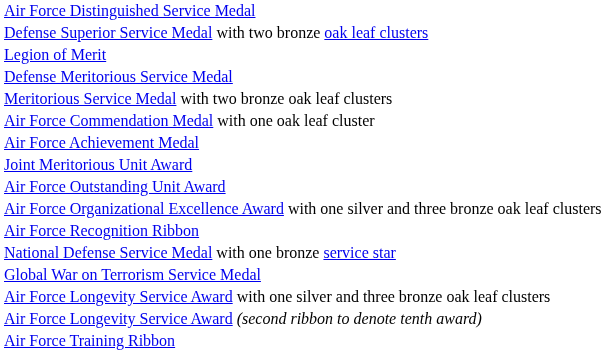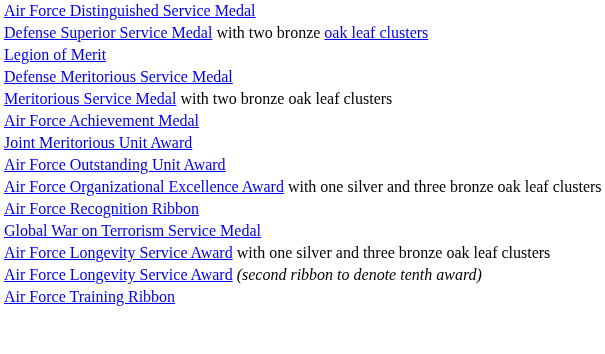- row: (189, 120)
- row: (200, 252)
